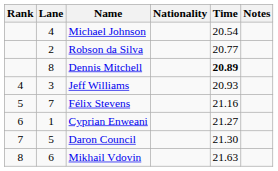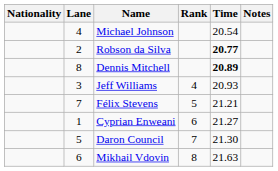columns swapped: (20, 13) <-> (180, 13)
(225, 49) normal -> (225, 49) bold
(225, 103) 21.16 -> (225, 103) 21.21
